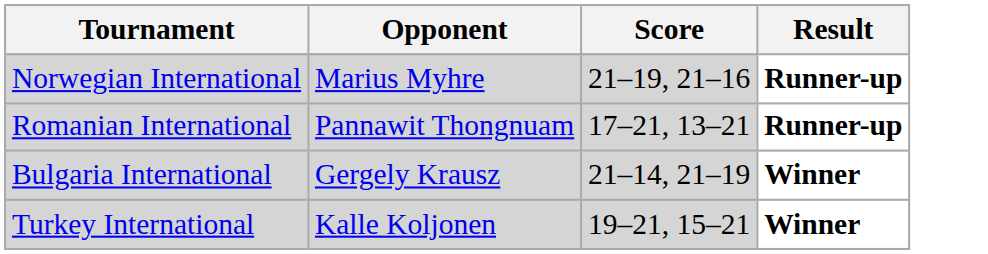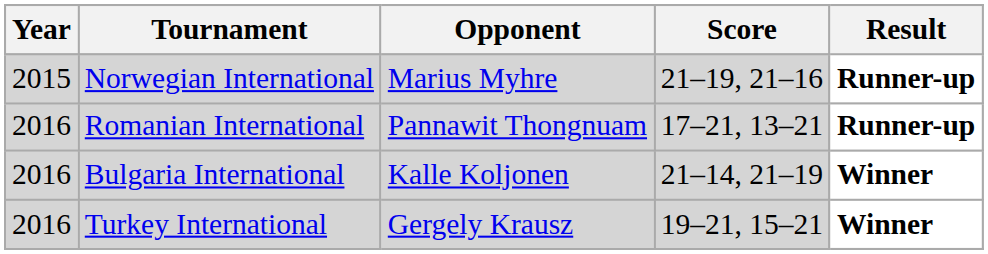+ column: (41, 29)
(408, 175) Gergely Krausz -> (478, 175) Kalle Koljonen
(405, 223) Kalle Koljonen -> (481, 223) Gergely Krausz
